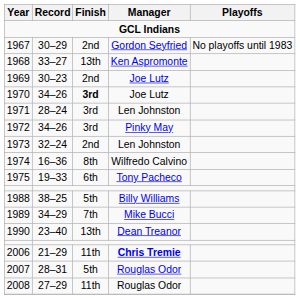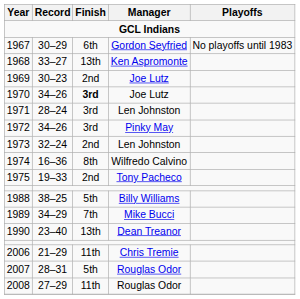(91, 45) 2nd -> (91, 45) 6th
(91, 177) 6th -> (91, 177) 2nd
(149, 253) bold -> (149, 253) normal
